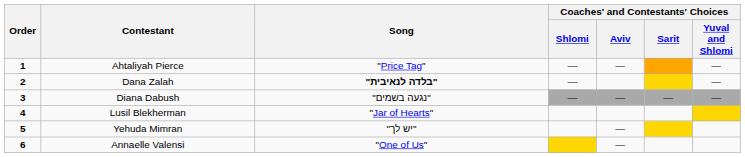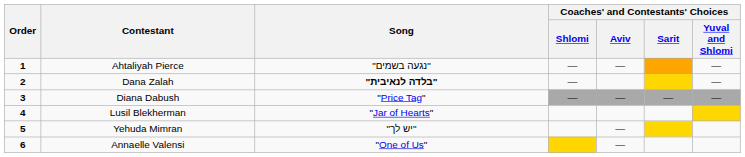(401, 66) "Price Tag" -> (401, 66) "נגעה בשמים"
(401, 97) "נגעה בשמים" -> (401, 97) "Price Tag"
